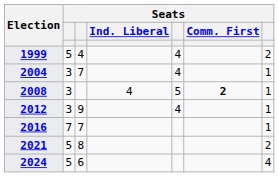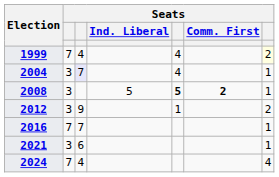(69, 55) 5 -> (69, 55) 7
(268, 55) no background -> (268, 55) lightyellow background
(81, 73) no background -> (81, 73) lavender background
(129, 91) 4 -> (129, 91) 5
(178, 91) normal -> (178, 91) bold
(178, 109) 4 -> (178, 109) 1
(268, 109) 1 -> (268, 109) 2
(69, 145) 5 -> (69, 145) 3
(81, 145) 8 -> (81, 145) 6
(268, 145) 2 -> (268, 145) 1
(69, 163) 5 -> (69, 163) 7
(81, 163) 6 -> (81, 163) 4
